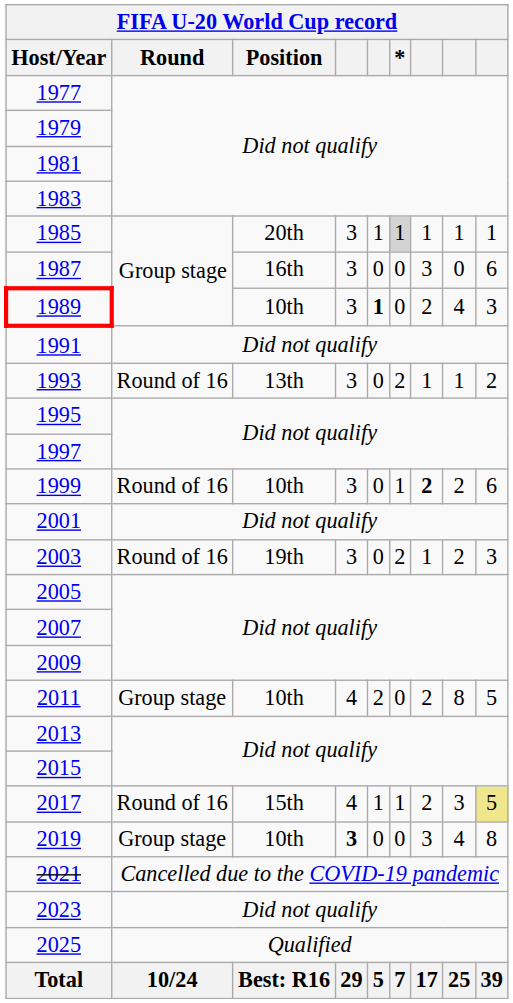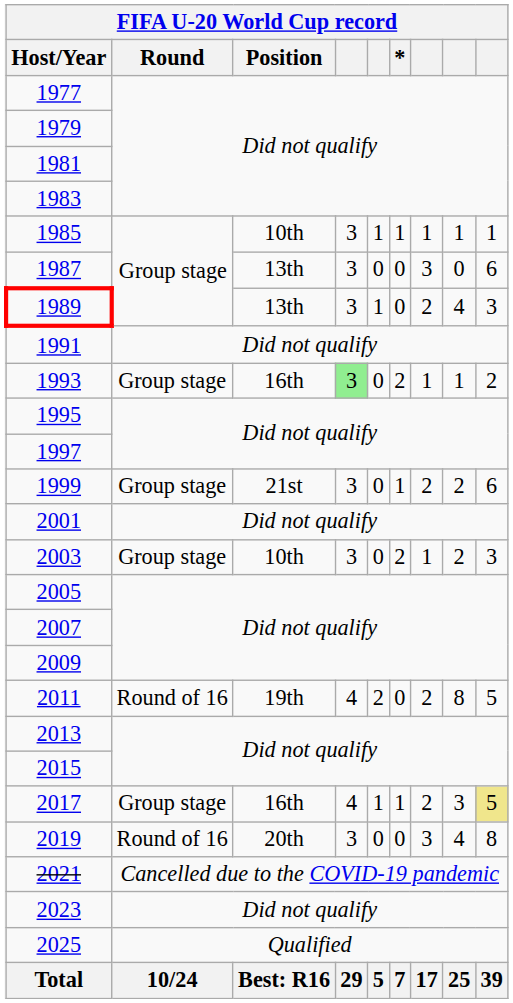(284, 233) 20th -> (284, 233) 10th
(400, 233) lightgrey background -> (400, 233) no background
(284, 269) 16th -> (284, 269) 13th
(284, 307) 10th -> (284, 307) 13th
(378, 307) bold -> (378, 307) normal
(172, 380) Round of 16 -> (172, 380) Group stage
(284, 380) 13th -> (284, 380) 16th
(351, 380) no background -> (351, 380) lightgreen background
(172, 486) Round of 16 -> (172, 486) Group stage
(284, 486) 10th -> (284, 486) 21st
(427, 486) bold -> (427, 486) normal
(172, 556) Round of 16 -> (172, 556) Group stage
(284, 556) 19th -> (284, 556) 10th
(172, 697) Group stage -> (172, 697) Round of 16
(284, 697) 10th -> (284, 697) 19th
(172, 803) Round of 16 -> (172, 803) Group stage
(284, 803) 15th -> (284, 803) 16th
(172, 838) Group stage -> (172, 838) Round of 16
(284, 838) 10th -> (284, 838) 20th
(351, 838) bold -> (351, 838) normal
